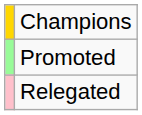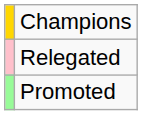rows swapped: (68, 57) <-> (70, 92)
